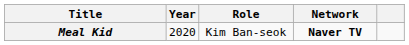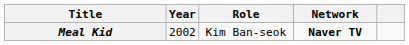(182, 32) 2020 -> (182, 32) 2002
